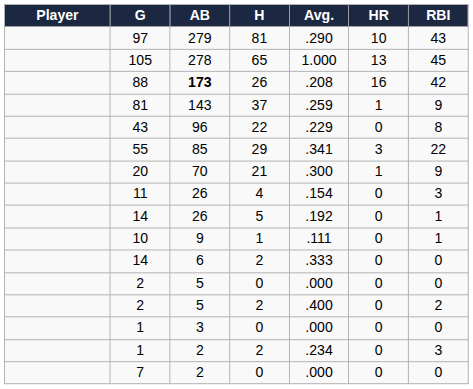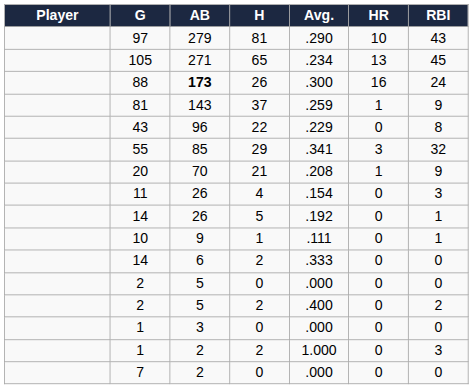(200, 60) 278 -> (200, 60) 271
(319, 60) 1.000 -> (319, 60) .234
(319, 82) .208 -> (319, 82) .300
(438, 82) 42 -> (438, 82) 24
(438, 149) 22 -> (438, 149) 32
(319, 171) .300 -> (319, 171) .208
(319, 350) .234 -> (319, 350) 1.000
